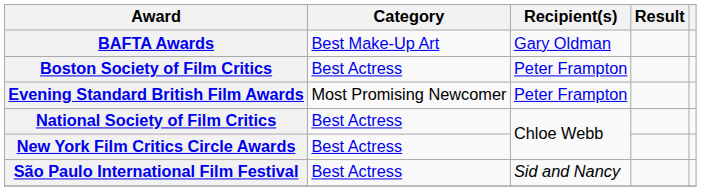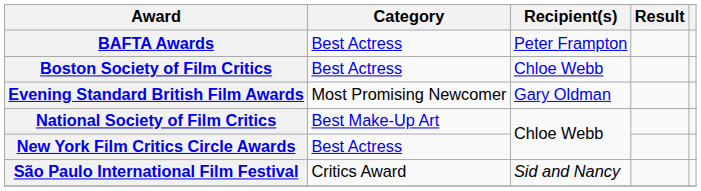(375, 43) Best Make-Up Art -> (357, 43) Best Actress
(562, 43) Gary Oldman -> (571, 43) Peter Frampton
(571, 69) Peter Frampton -> (559, 69) Chloe Webb
(571, 95) Peter Frampton -> (562, 95) Gary Oldman
(357, 120) Best Actress -> (375, 120) Best Make-Up Art
(357, 172) Best Actress -> (359, 172) Critics Award
